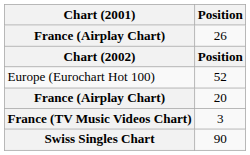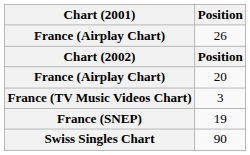- row: (220, 77)
+ row: (220, 118)
